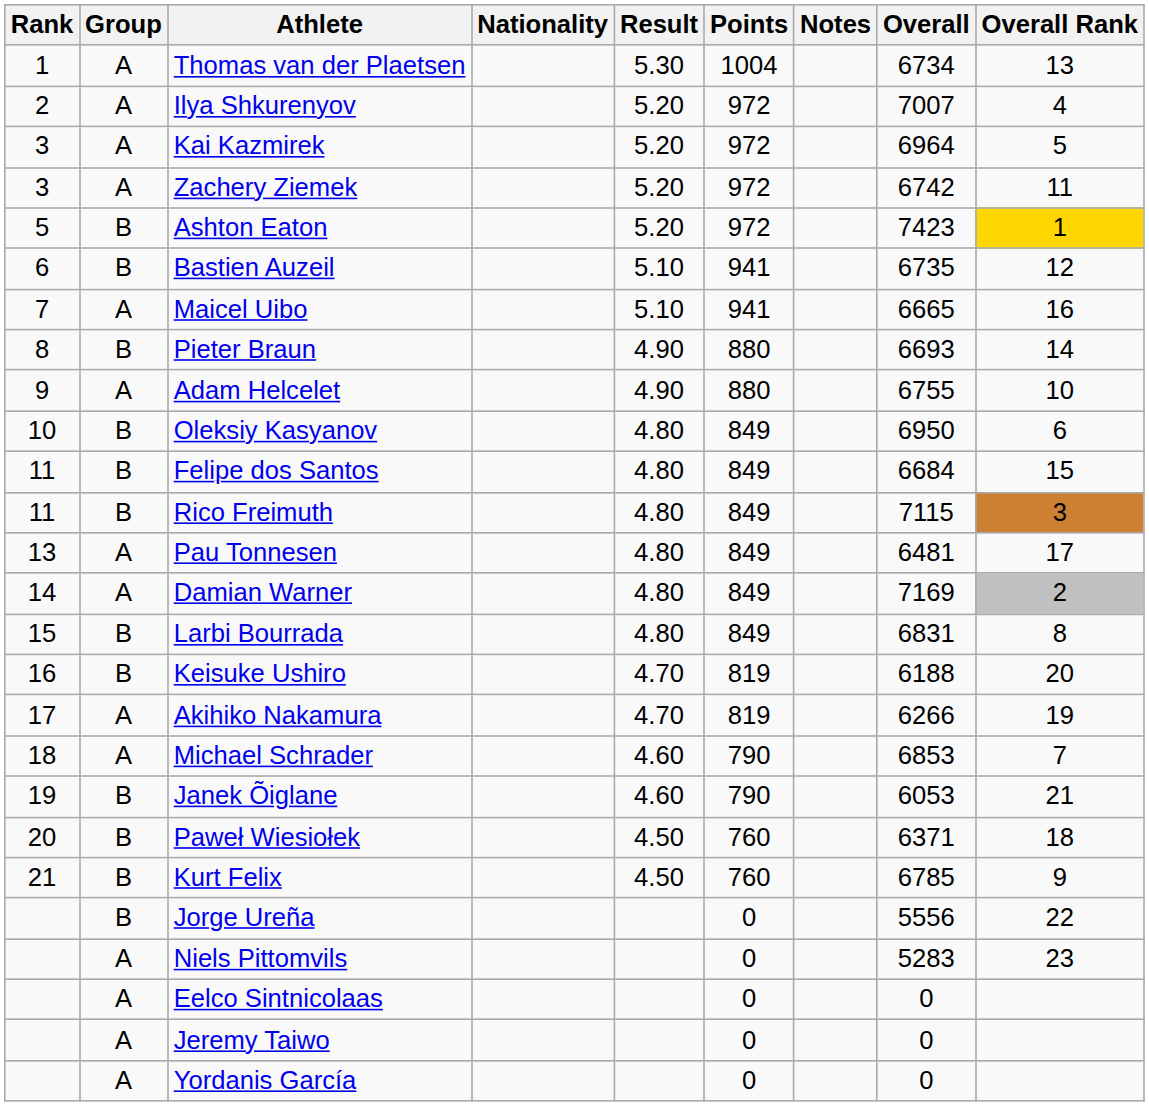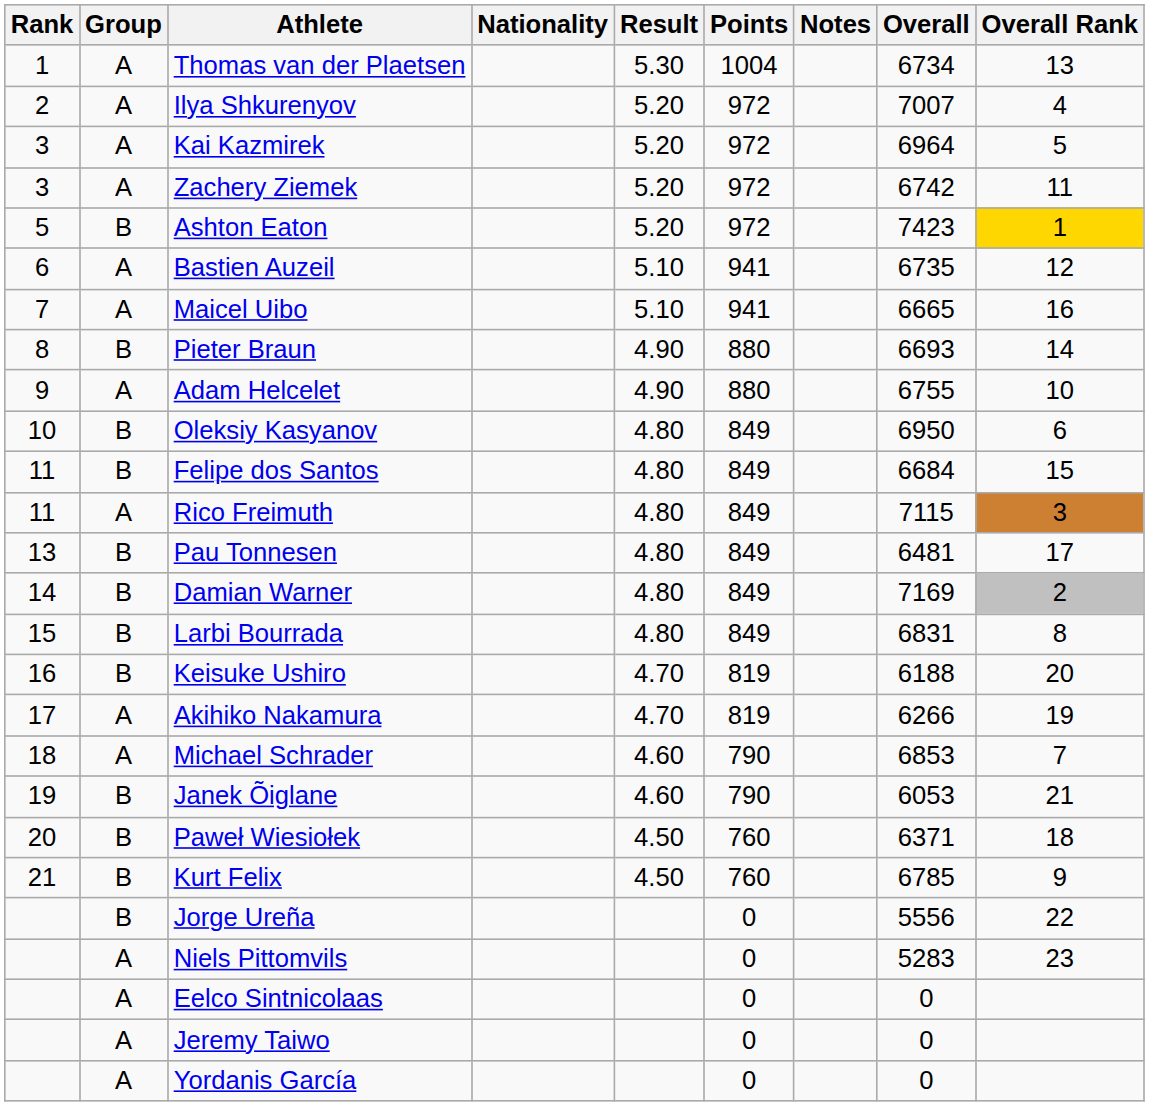(123, 268) B -> (123, 268) A
(123, 512) B -> (123, 512) A
(123, 552) A -> (123, 552) B
(123, 593) A -> (123, 593) B
